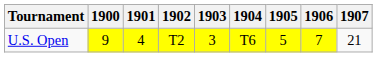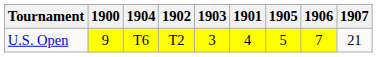columns swapped: (141, 16) <-> (248, 16)
